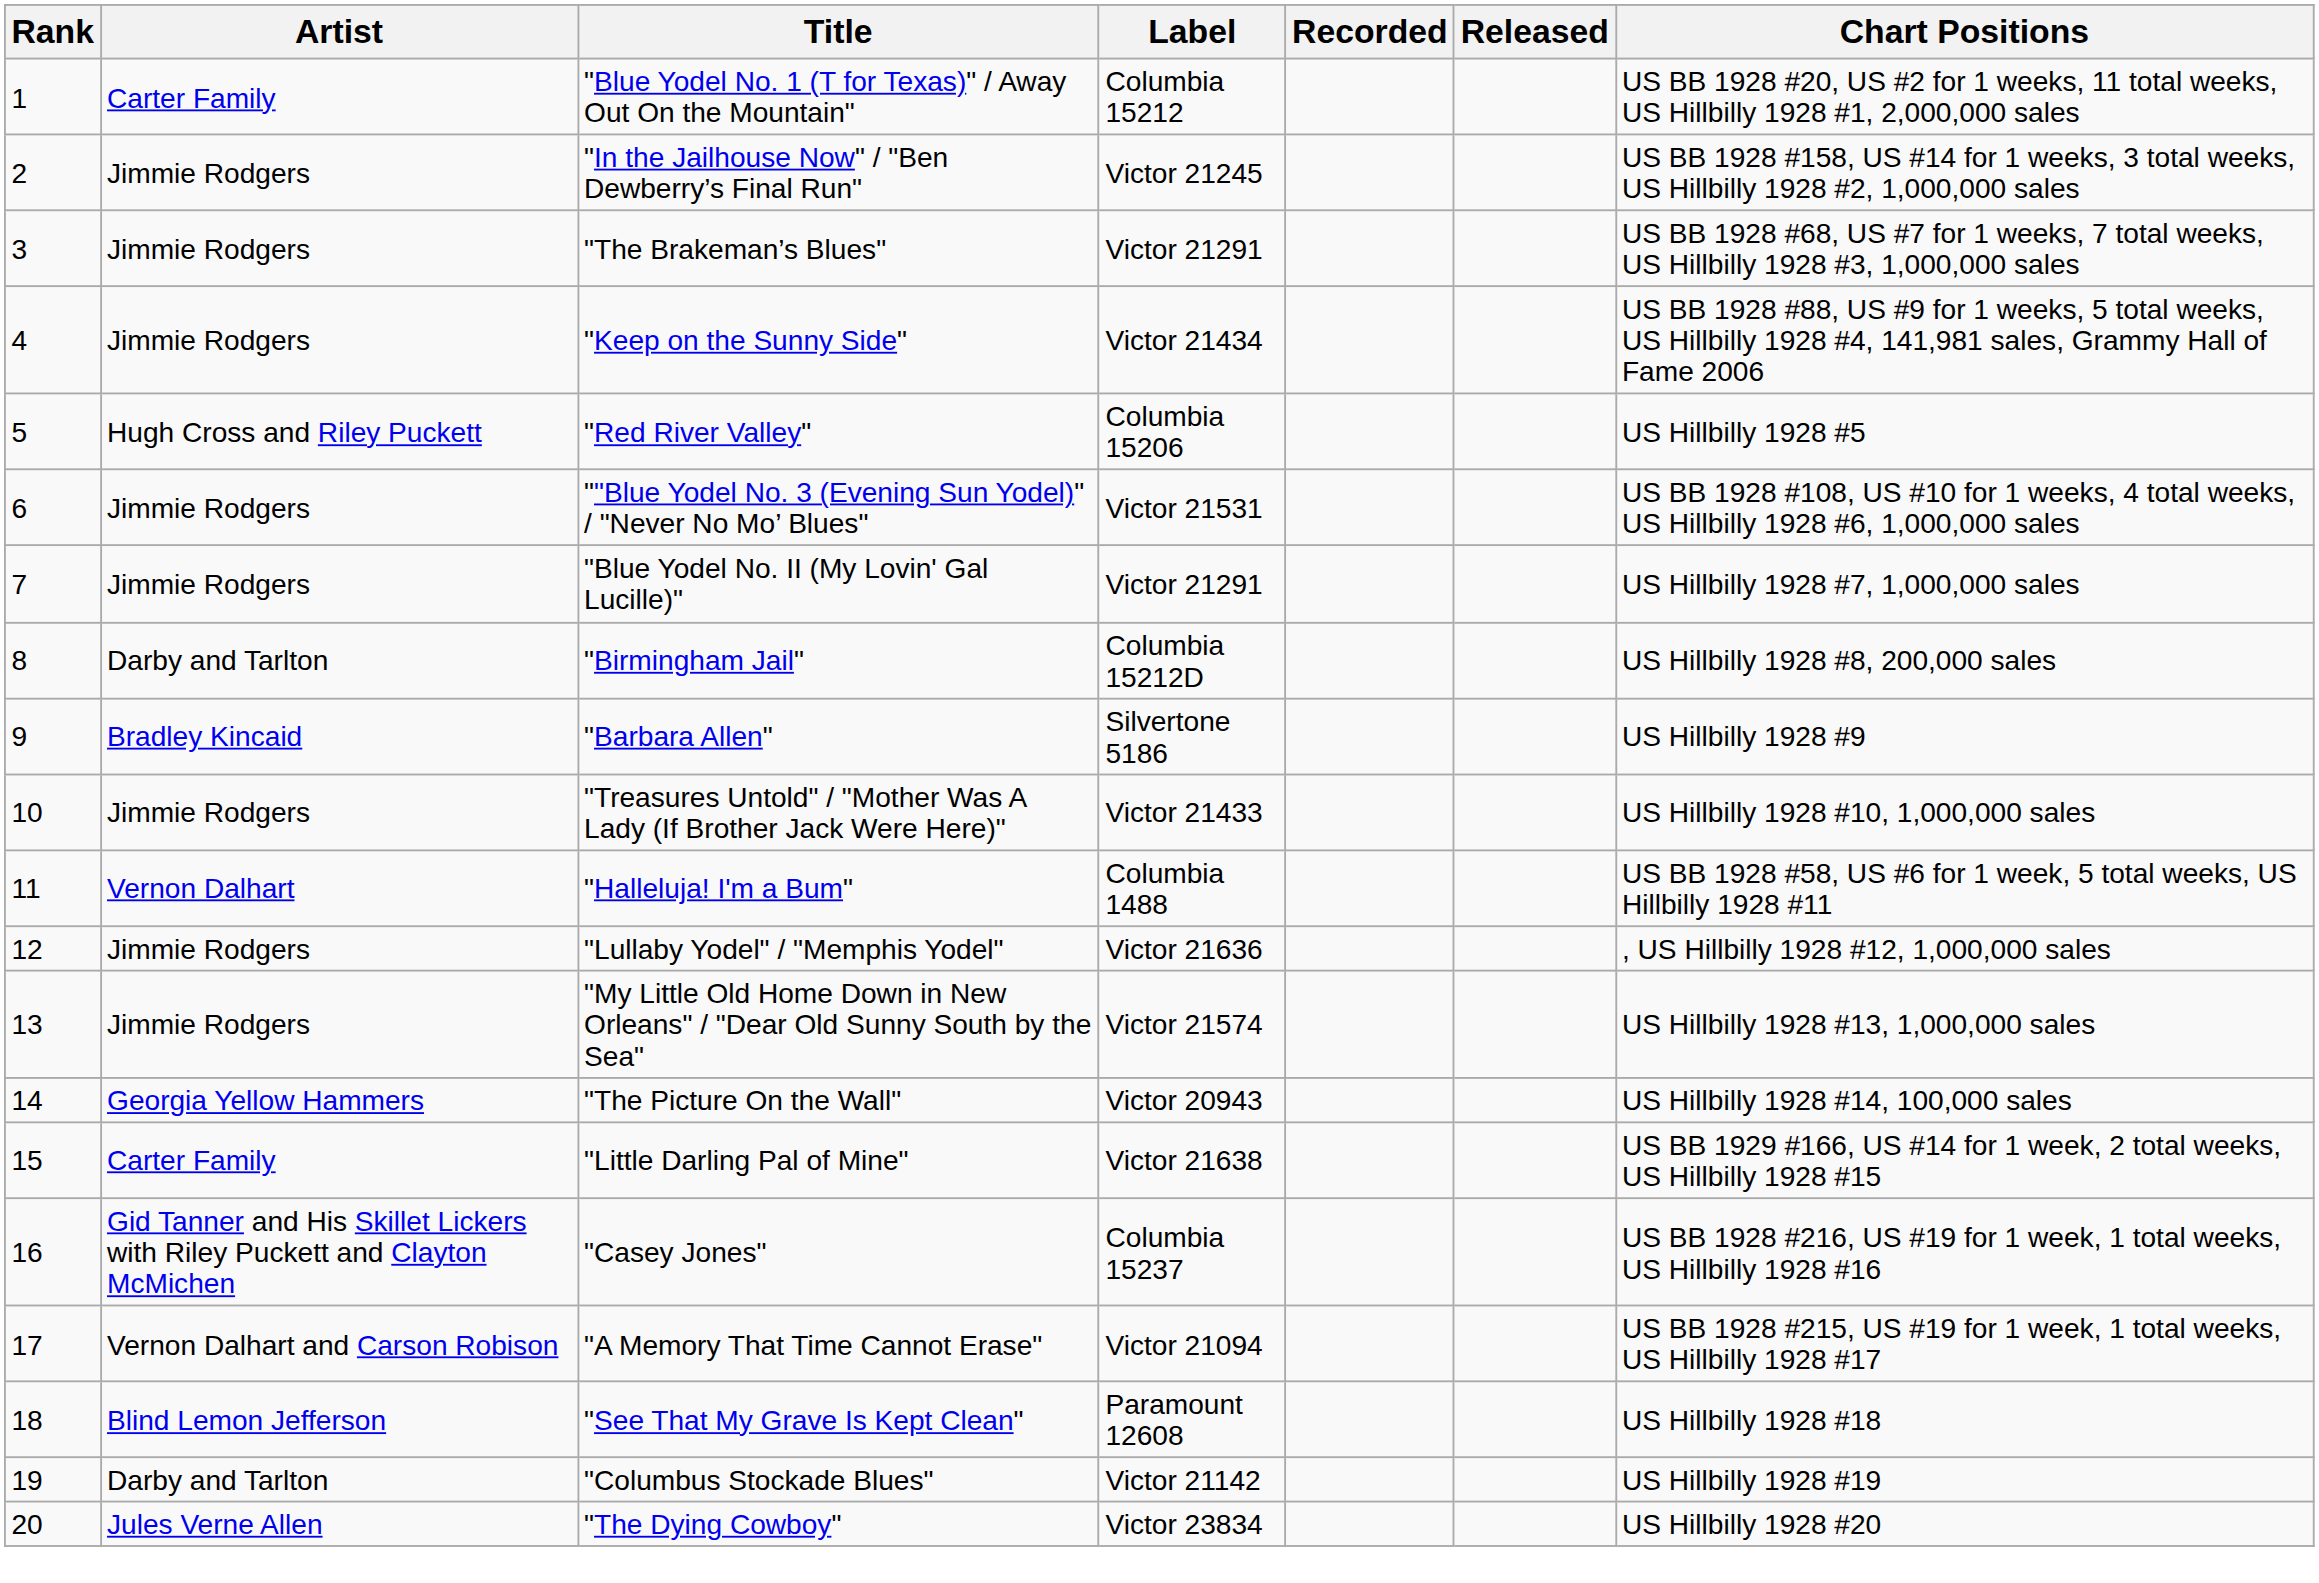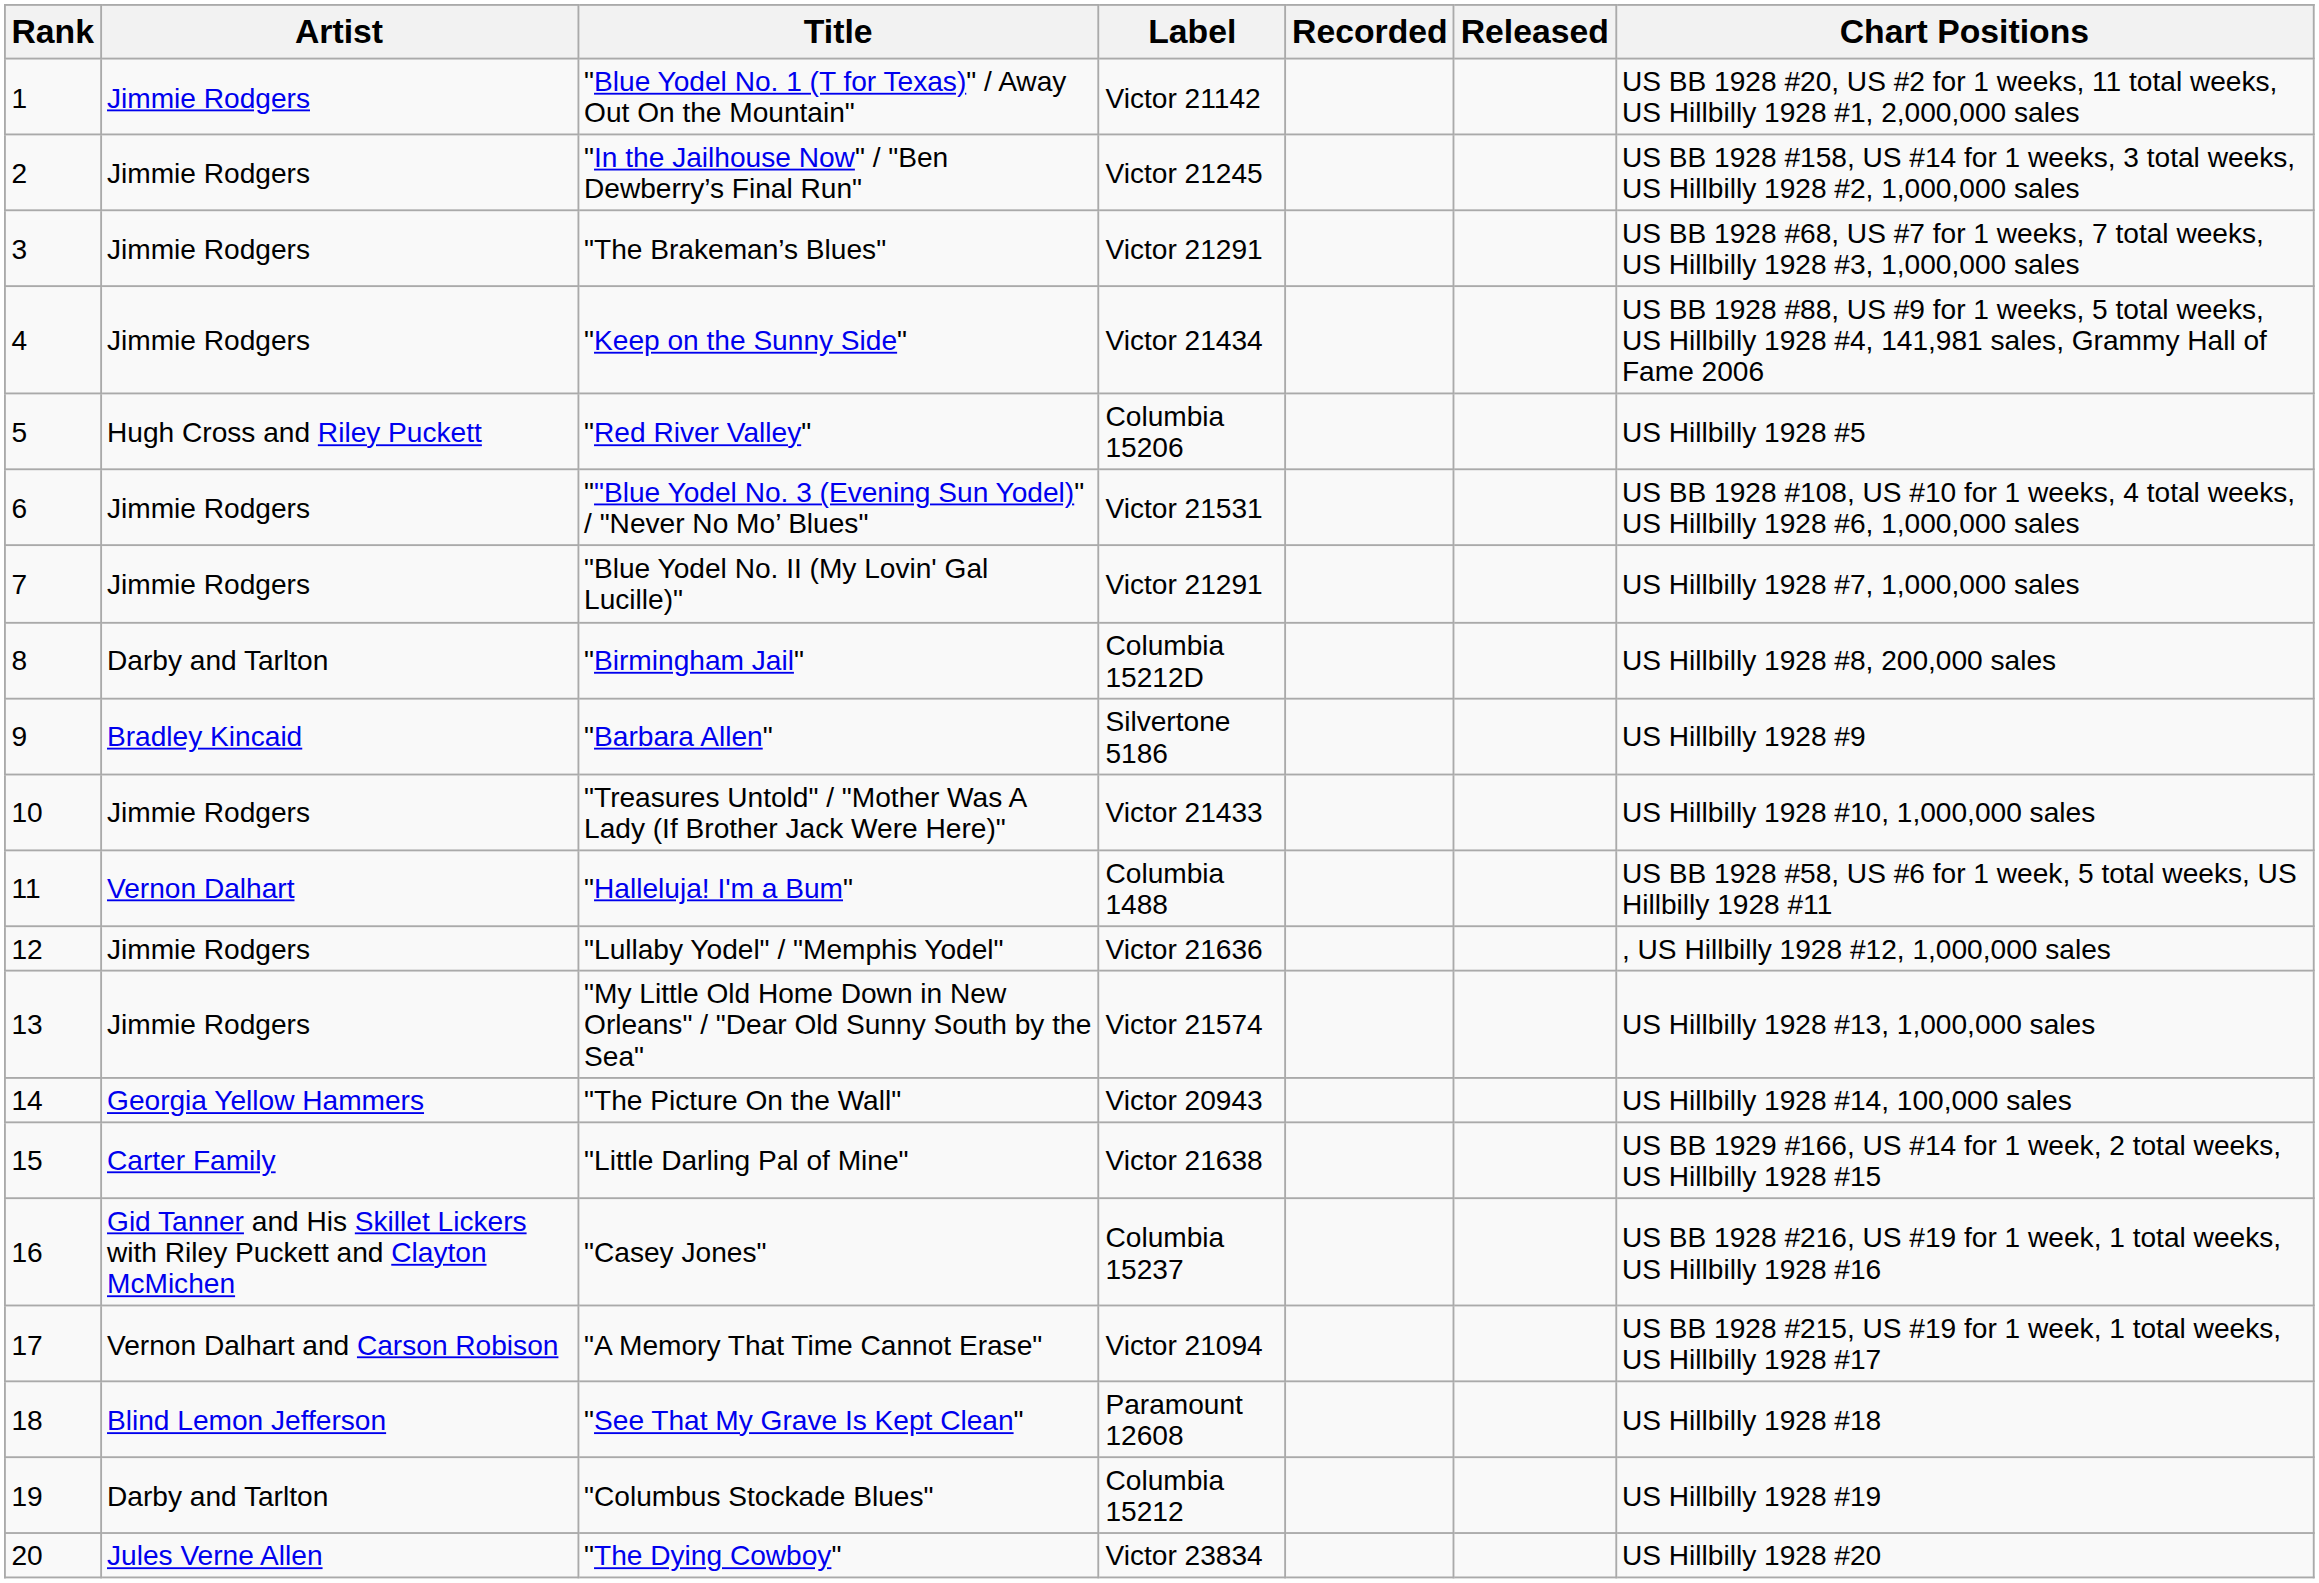(191, 97) Carter Family -> (209, 97) Jimmie Rodgers
(1165, 97) Columbia 15212 -> (1183, 97) Victor 21142
(1183, 1480) Victor 21142 -> (1165, 1496) Columbia 15212
